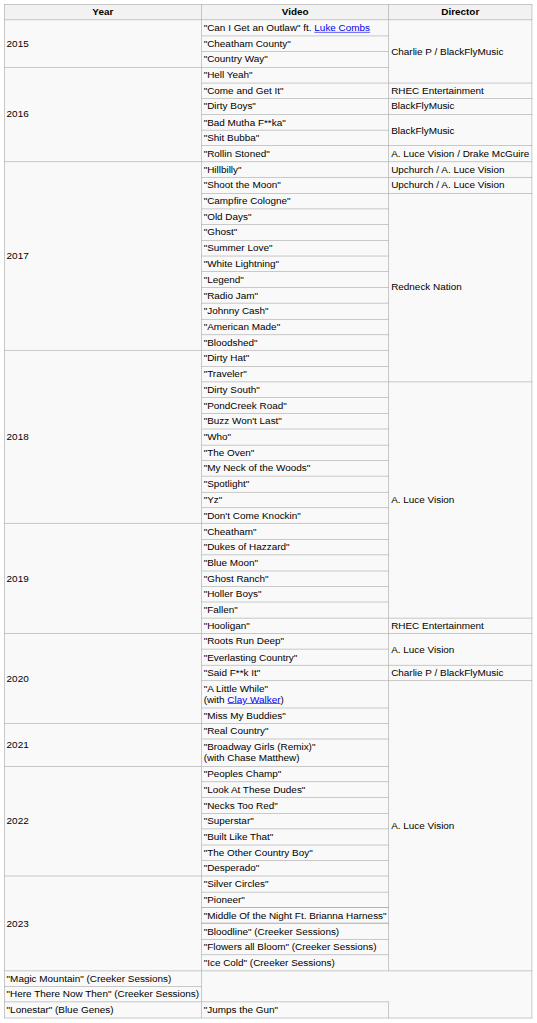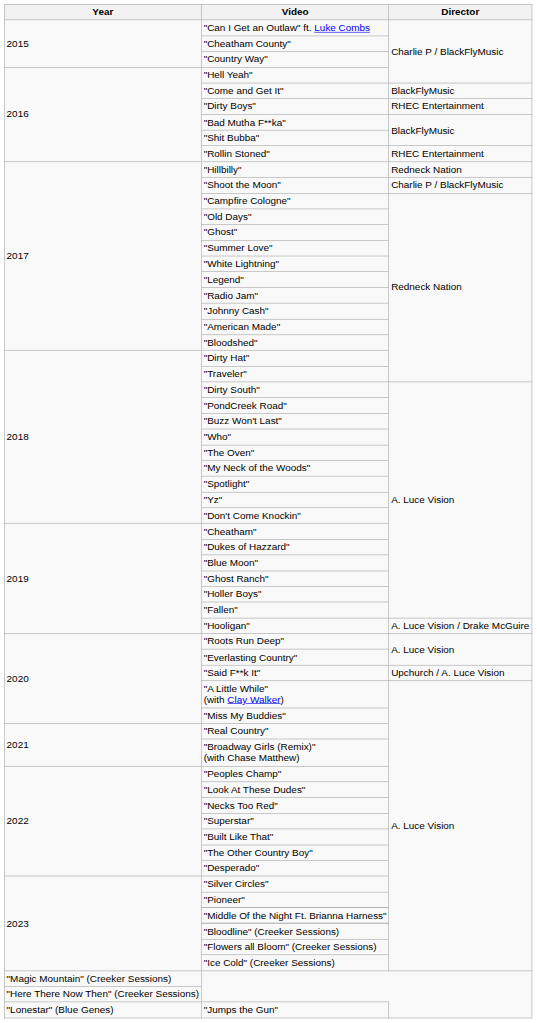(437, 91) RHEC Entertainment -> (423, 91) BlackFlyMusic
(423, 106) BlackFlyMusic -> (437, 106) RHEC Entertainment
(460, 153) A. Luce Vision / Drake McGuire -> (437, 153) RHEC Entertainment
(448, 169) Upchurch / A. Luce Vision -> (426, 169) Redneck Nation
(448, 185) Upchurch / A. Luce Vision -> (447, 185) Charlie P / BlackFlyMusic
(437, 625) RHEC Entertainment -> (460, 625) A. Luce Vision / Drake McGuire
(447, 673) Charlie P / BlackFlyMusic -> (448, 673) Upchurch / A. Luce Vision
